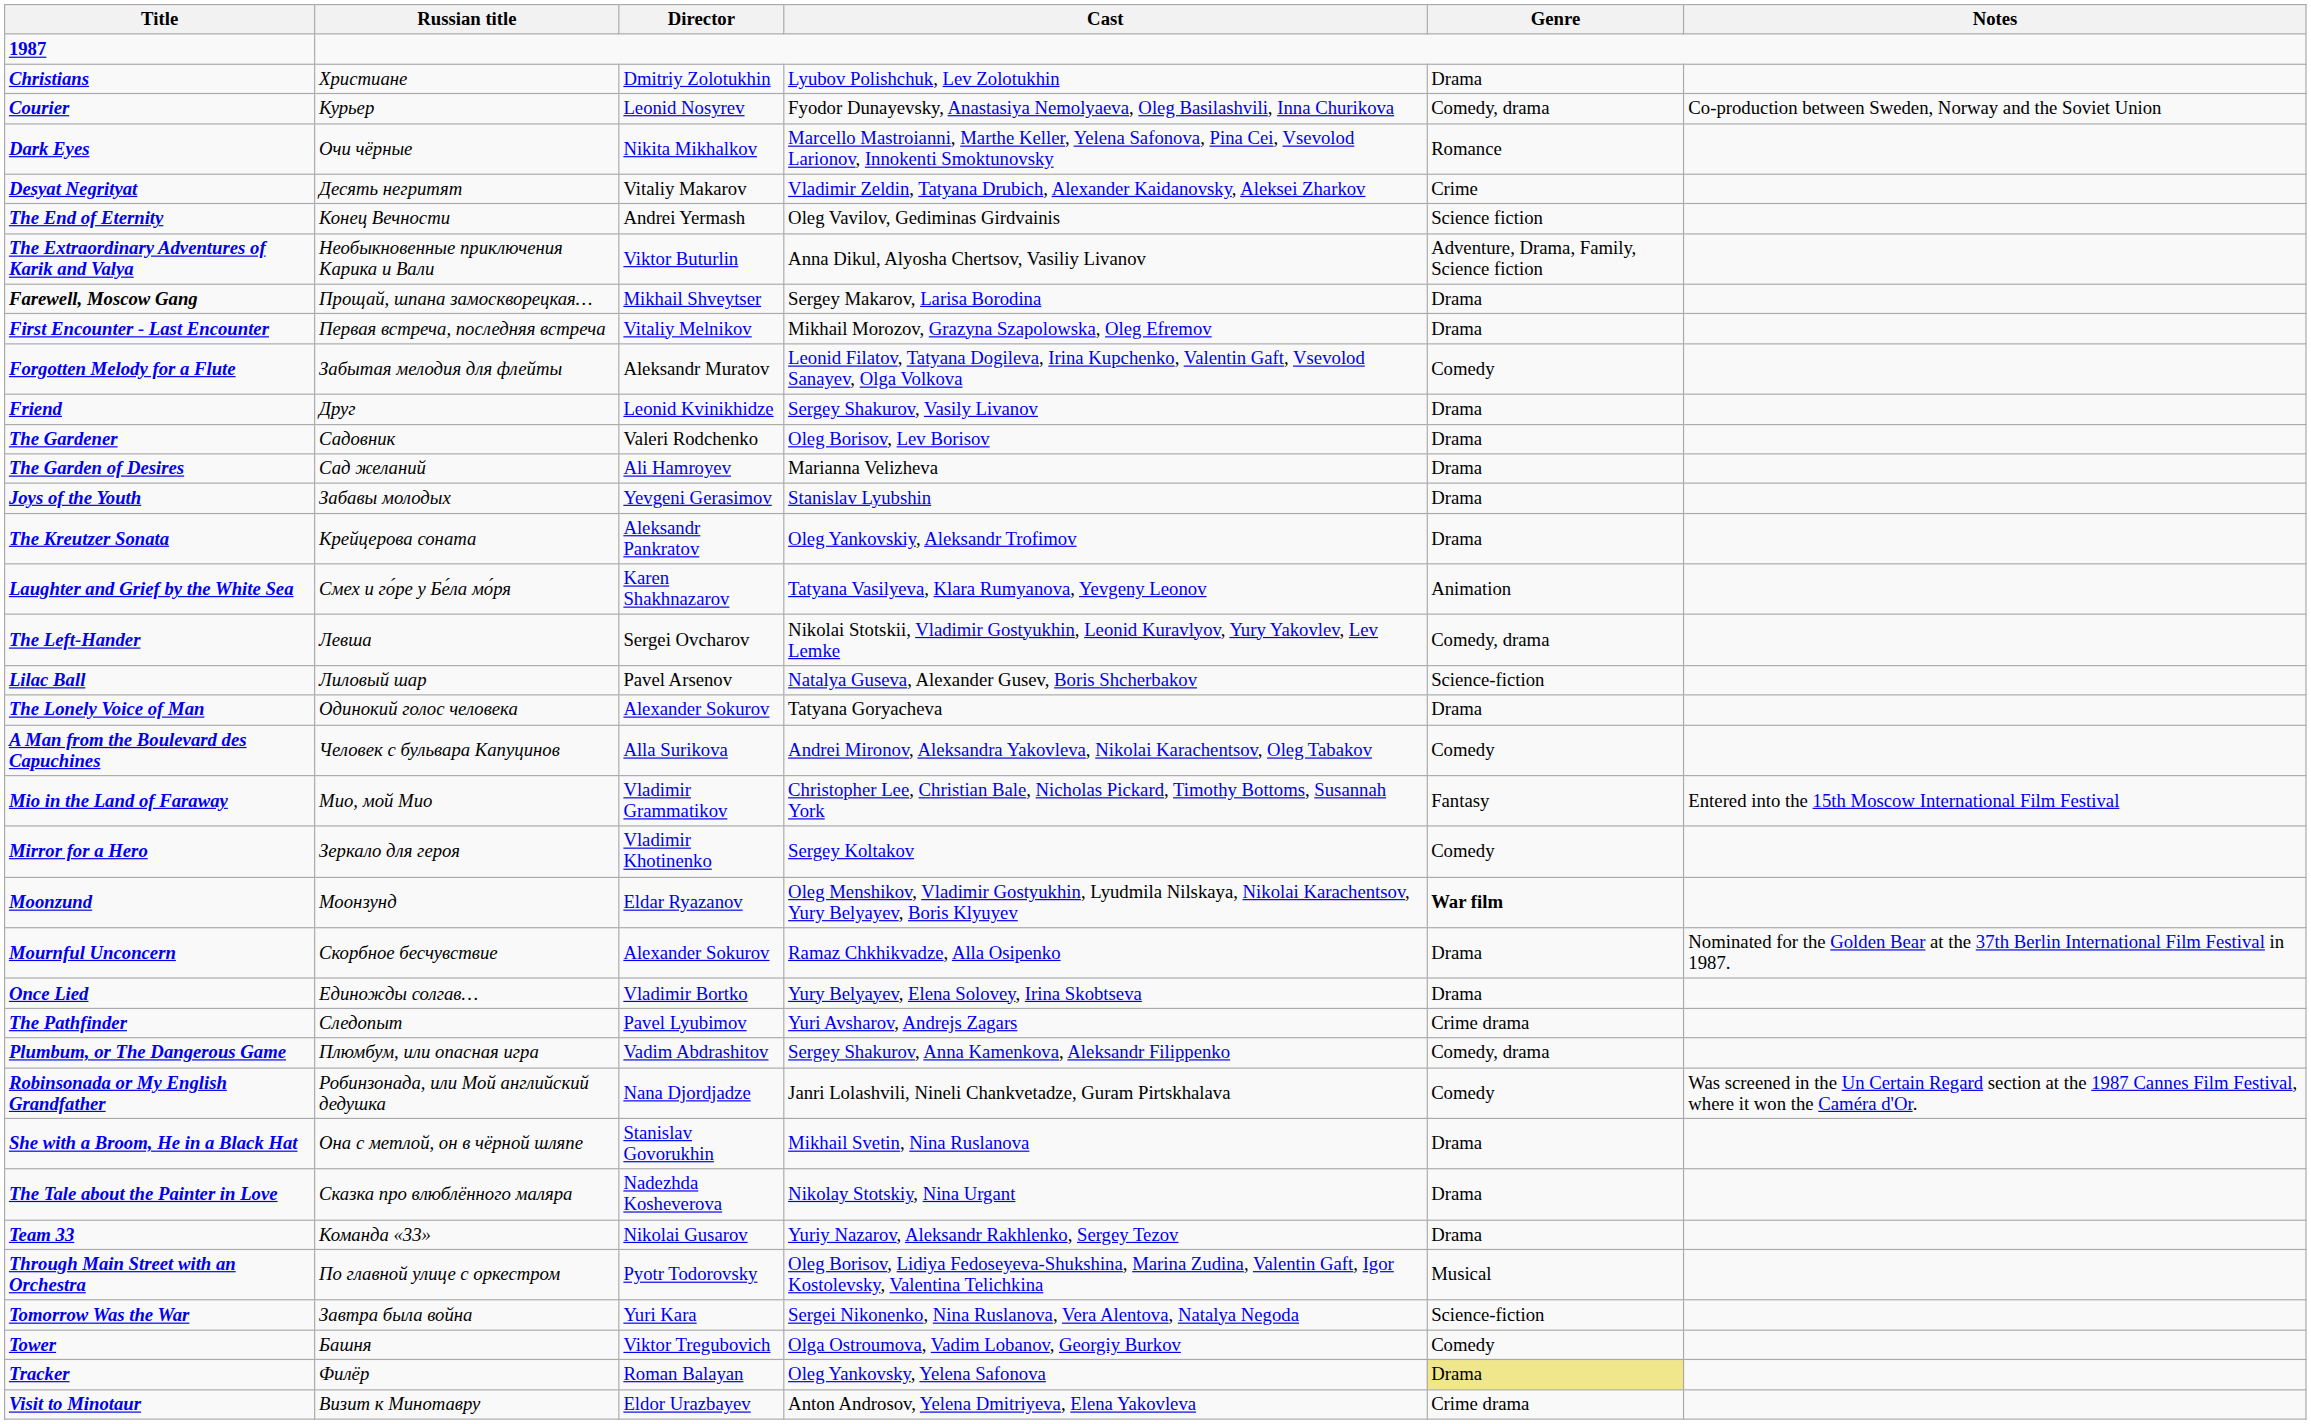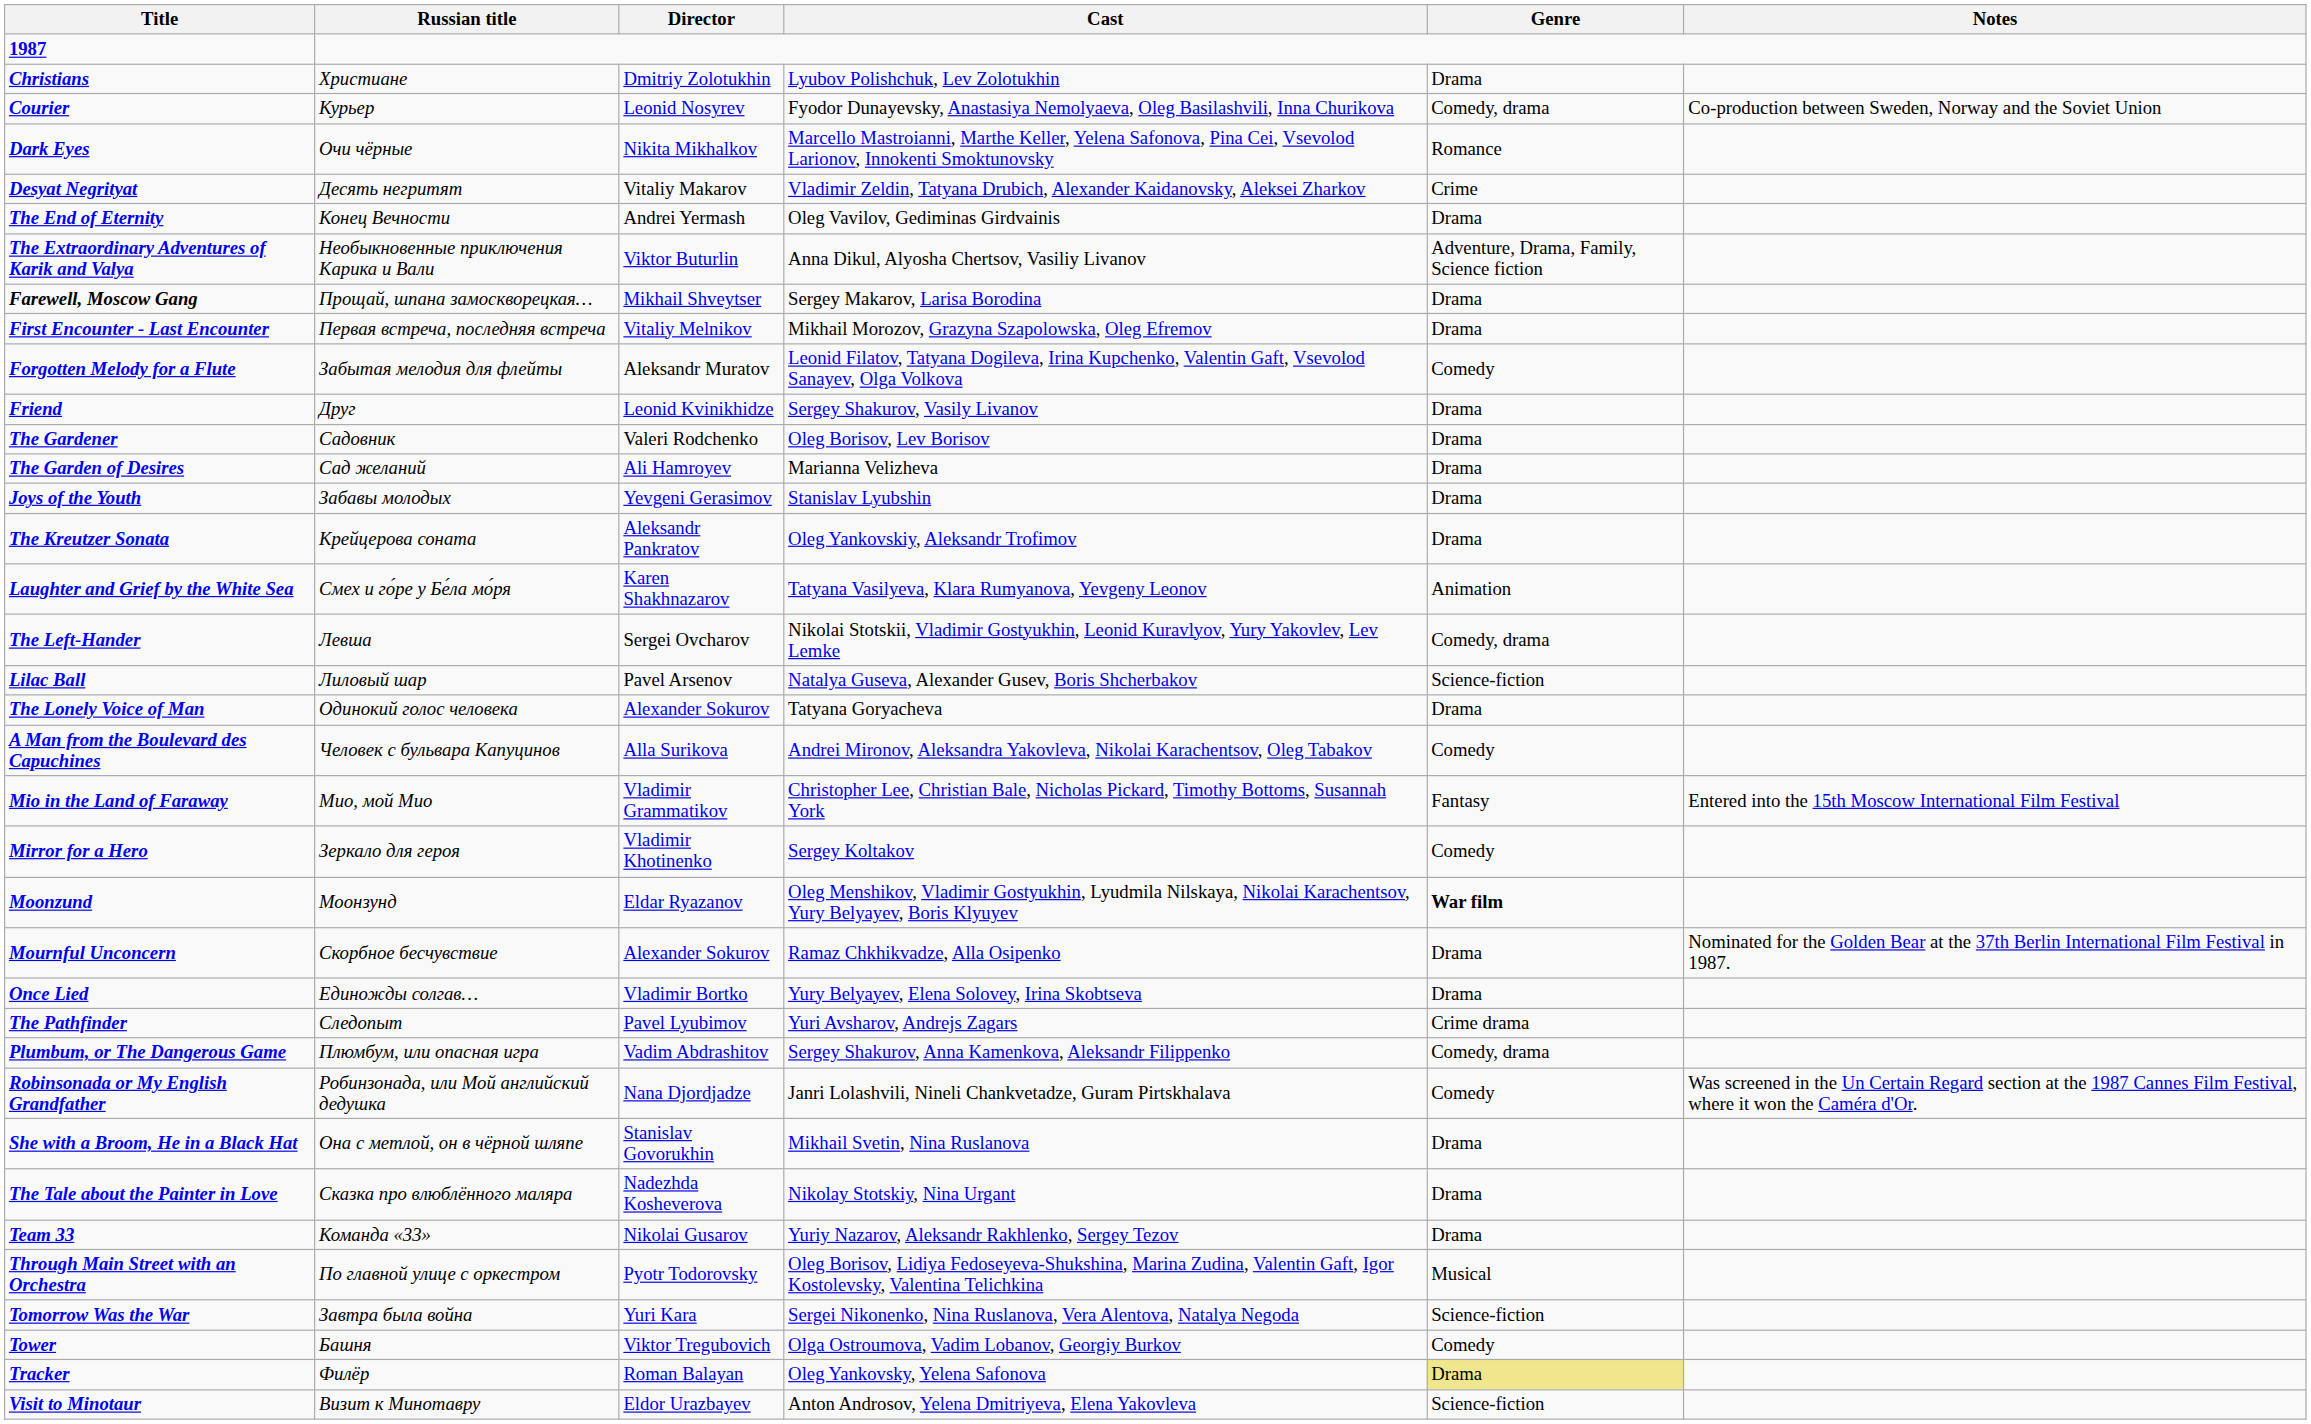(1487, 218) Science fiction -> (1457, 218) Drama
(1480, 1404) Crime drama -> (1488, 1404) Science-fiction
